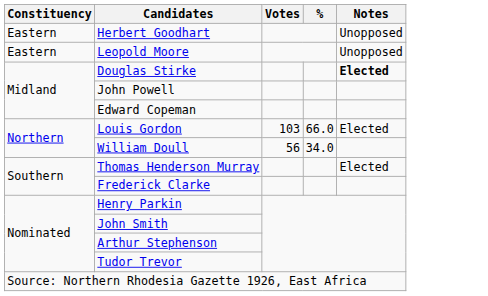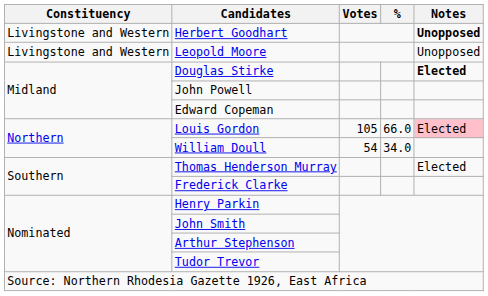(32, 33) Eastern -> (88, 33) Livingstone and Western
(371, 33) normal -> (449, 33) bold
(32, 52) Eastern -> (88, 52) Livingstone and Western
(290, 128) 103 -> (367, 128) 105
(364, 128) no background -> (442, 128) pink background
(293, 147) 56 -> (371, 147) 54
